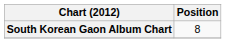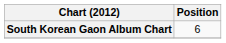(198, 29) 8 -> (198, 29) 6
